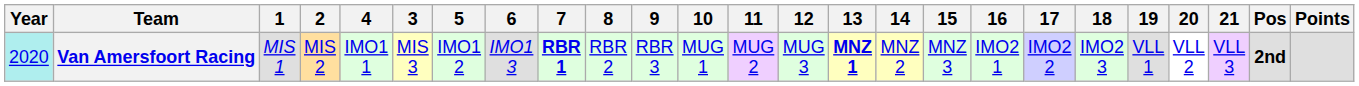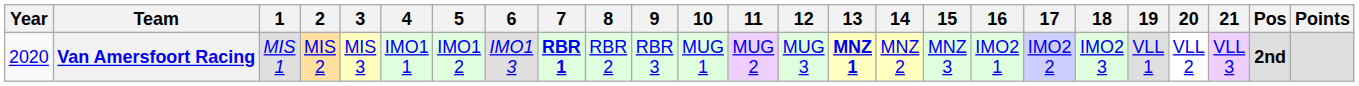columns swapped: (413, 18) <-> (366, 18)
(29, 57) paleturquoise background -> (29, 57) no background
